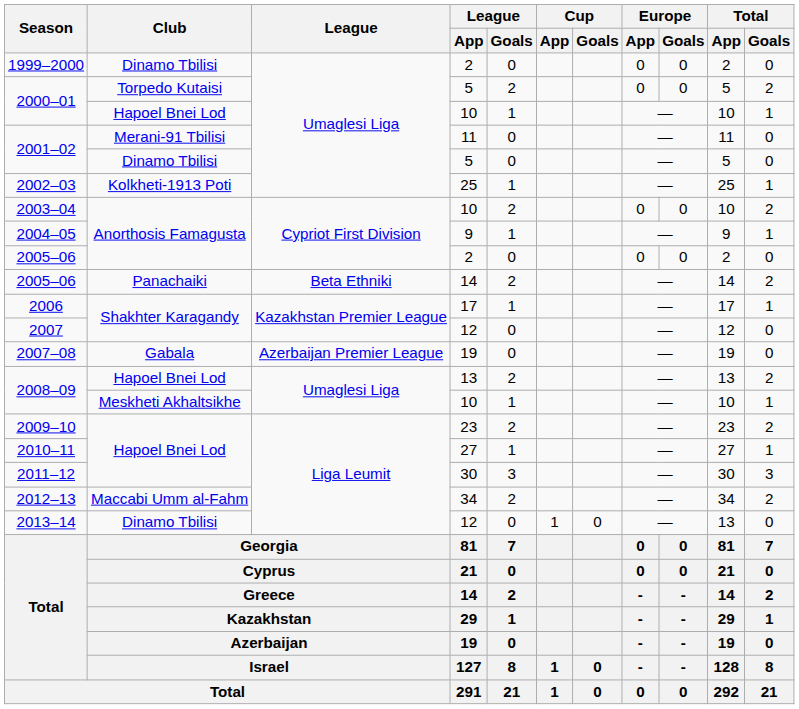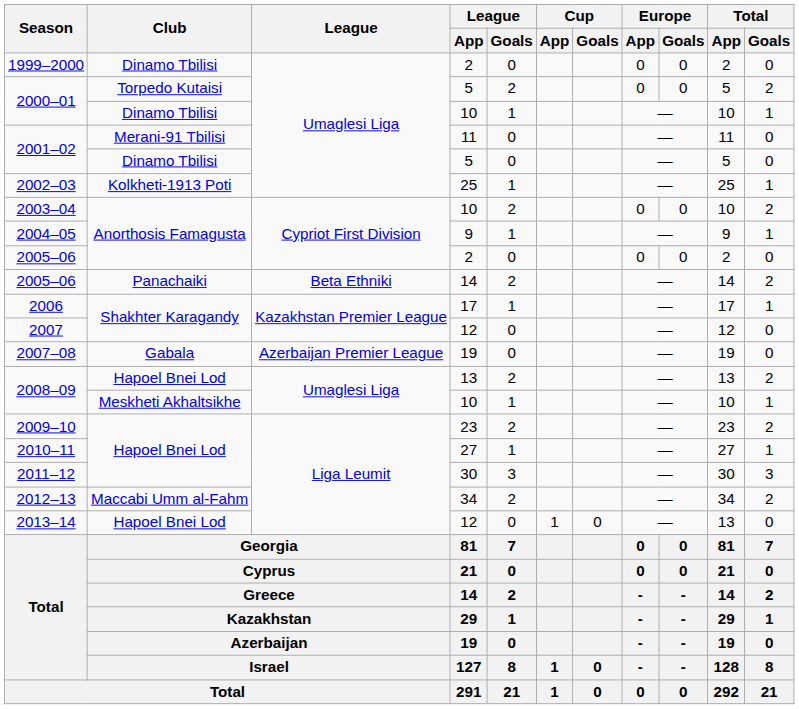(170, 112) Hapoel Bnei Lod -> (170, 112) Dinamo Tbilisi
(170, 522) Dinamo Tbilisi -> (170, 522) Hapoel Bnei Lod
